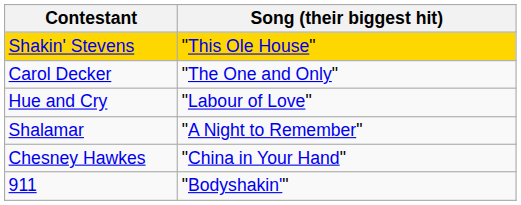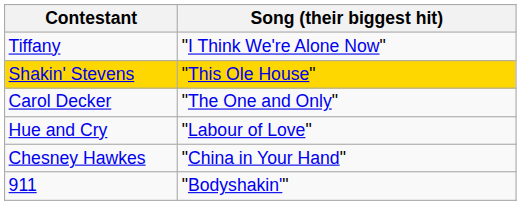+ row: (35, 46)
- row: (46, 130)
